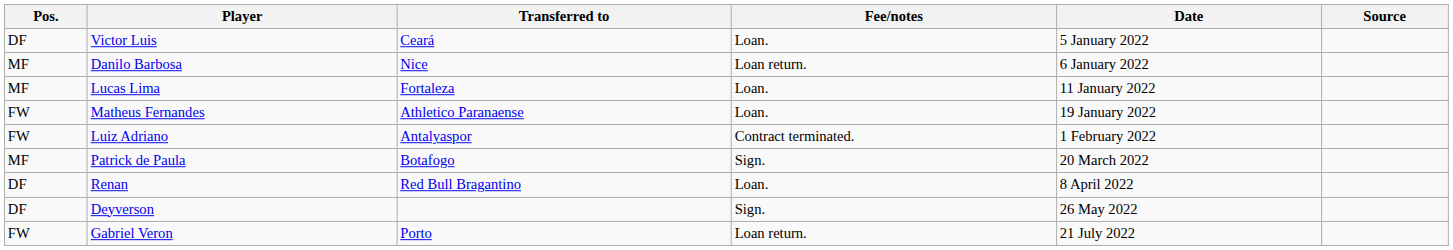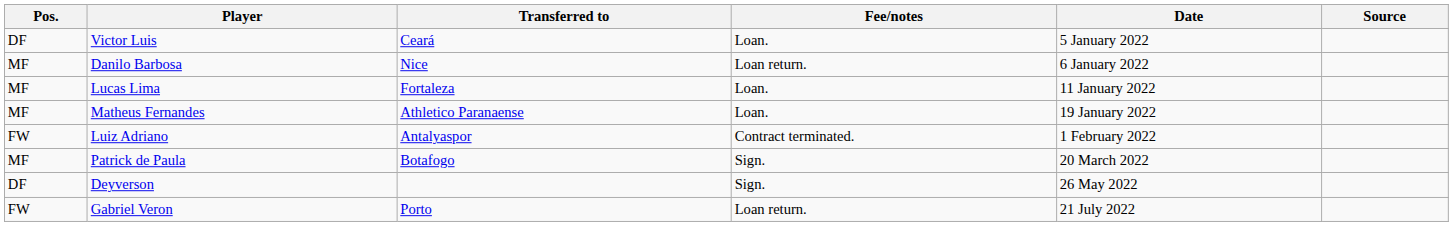(19, 112) FW -> (18, 112) MF
- row: (109, 185)
